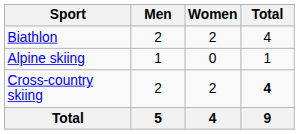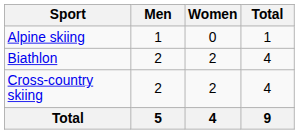rows swapped: (46, 59) <-> (32, 37)
(267, 88) bold -> (267, 88) normal
